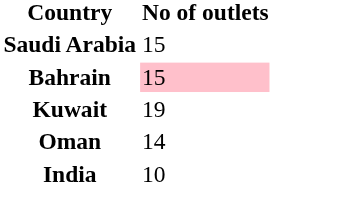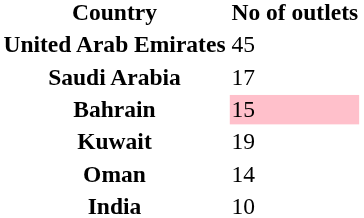+ row: (114, 44)
(154, 44) 15 -> (243, 77) 17
